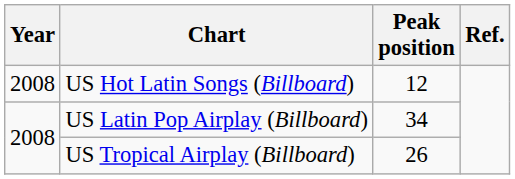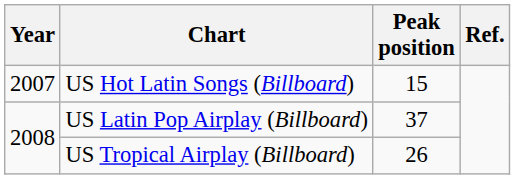(32, 83) 2008 -> (32, 83) 2007
(417, 83) 12 -> (417, 83) 15
(417, 119) 34 -> (417, 119) 37
